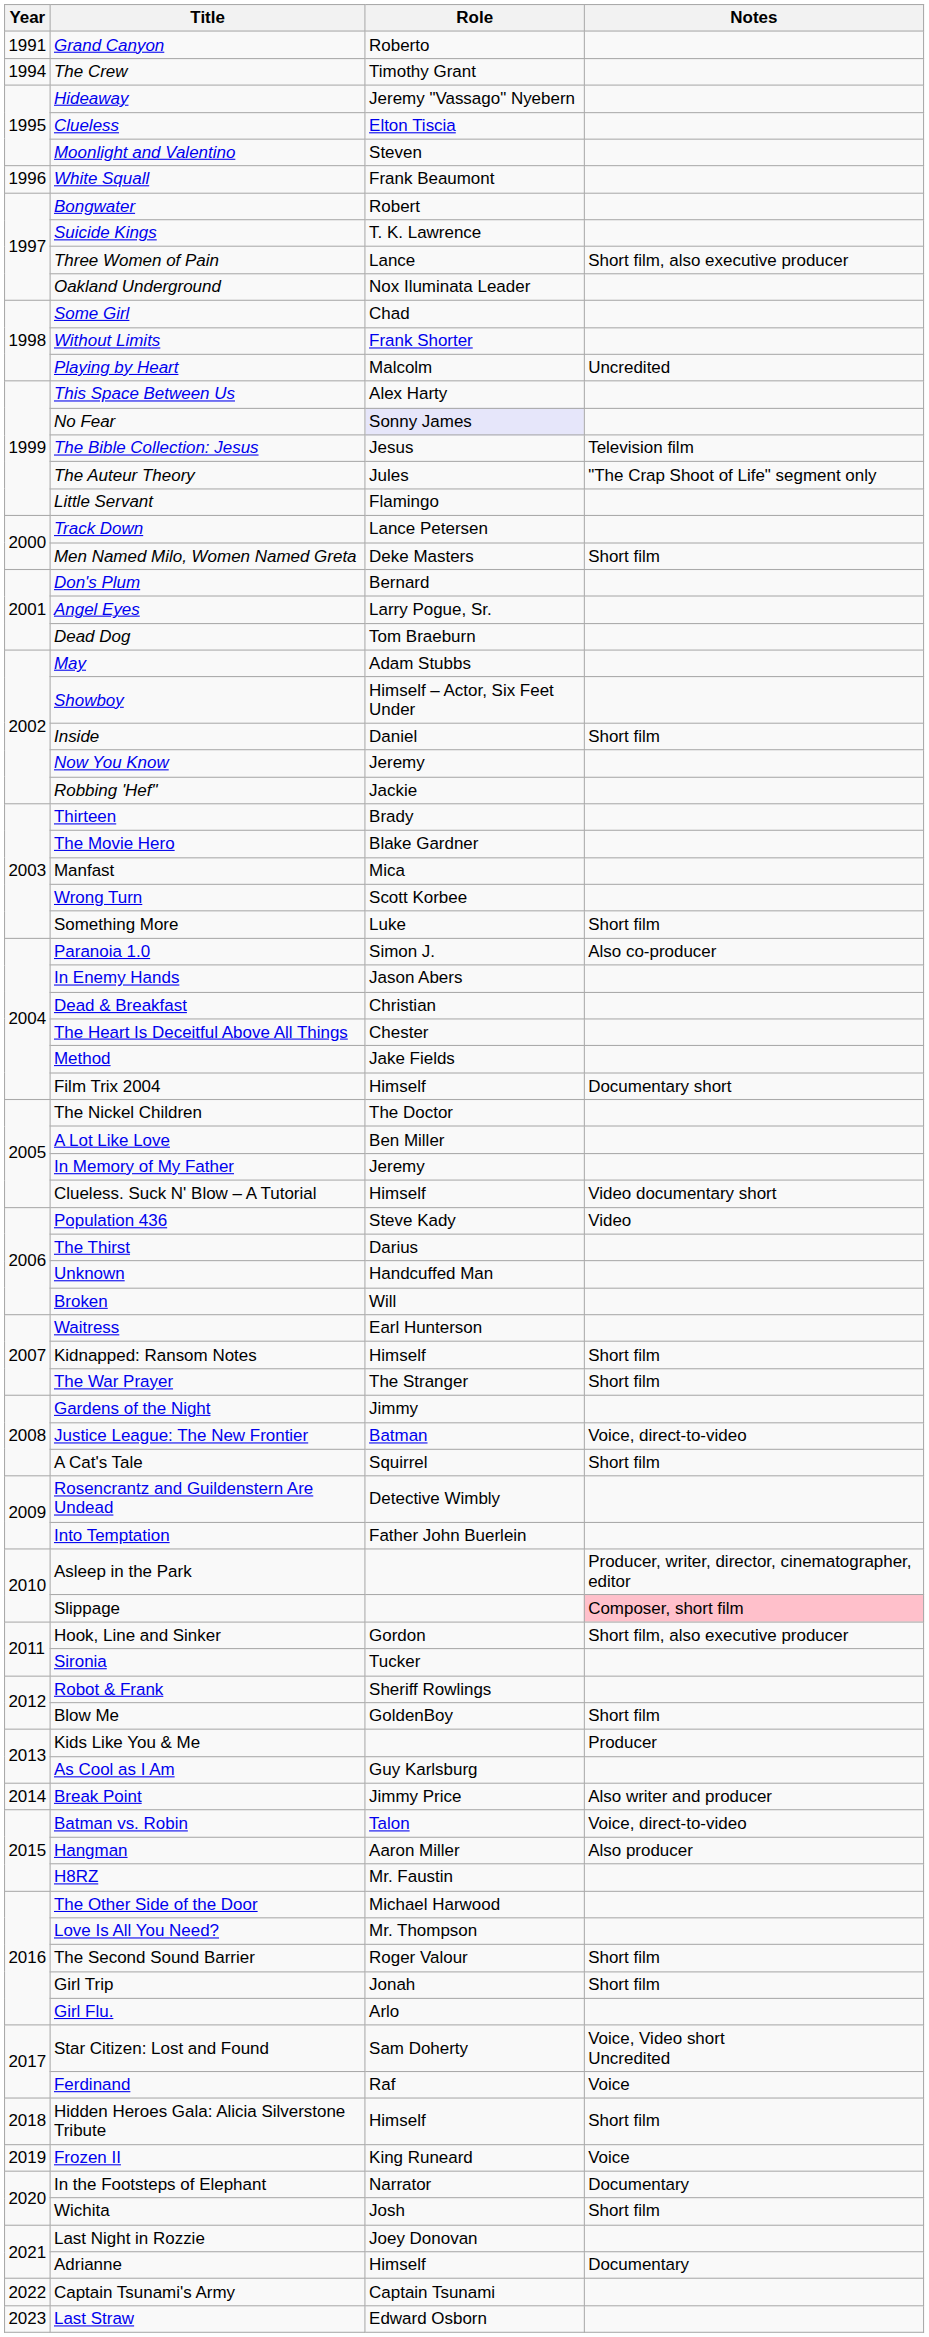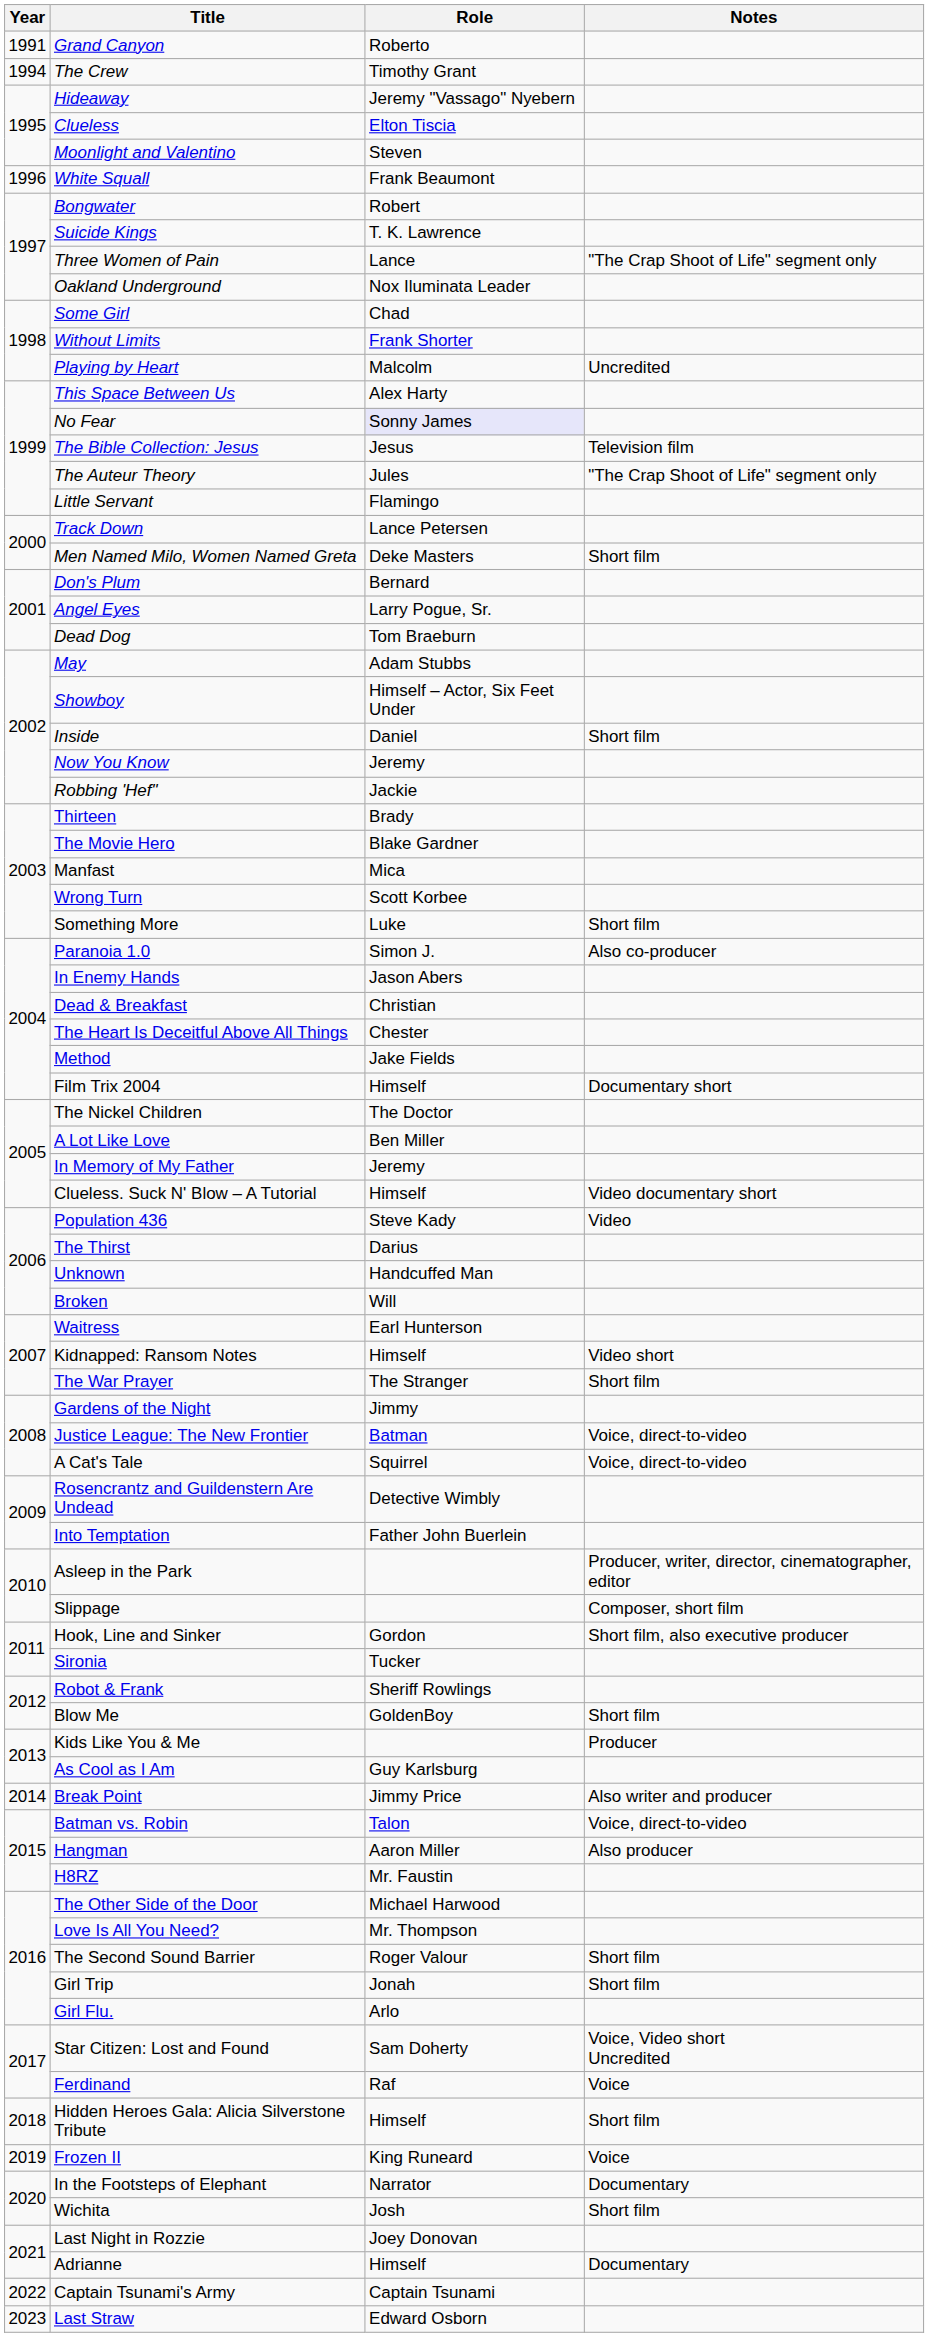(718, 260) Short film, also executive producer -> (732, 260) "The Crap Shoot of Life" segment only
(624, 1355) Short film -> (631, 1355) Video short
(624, 1462) Short film -> (667, 1462) Voice, direct-to-video
(666, 1608) pink background -> (666, 1608) no background
